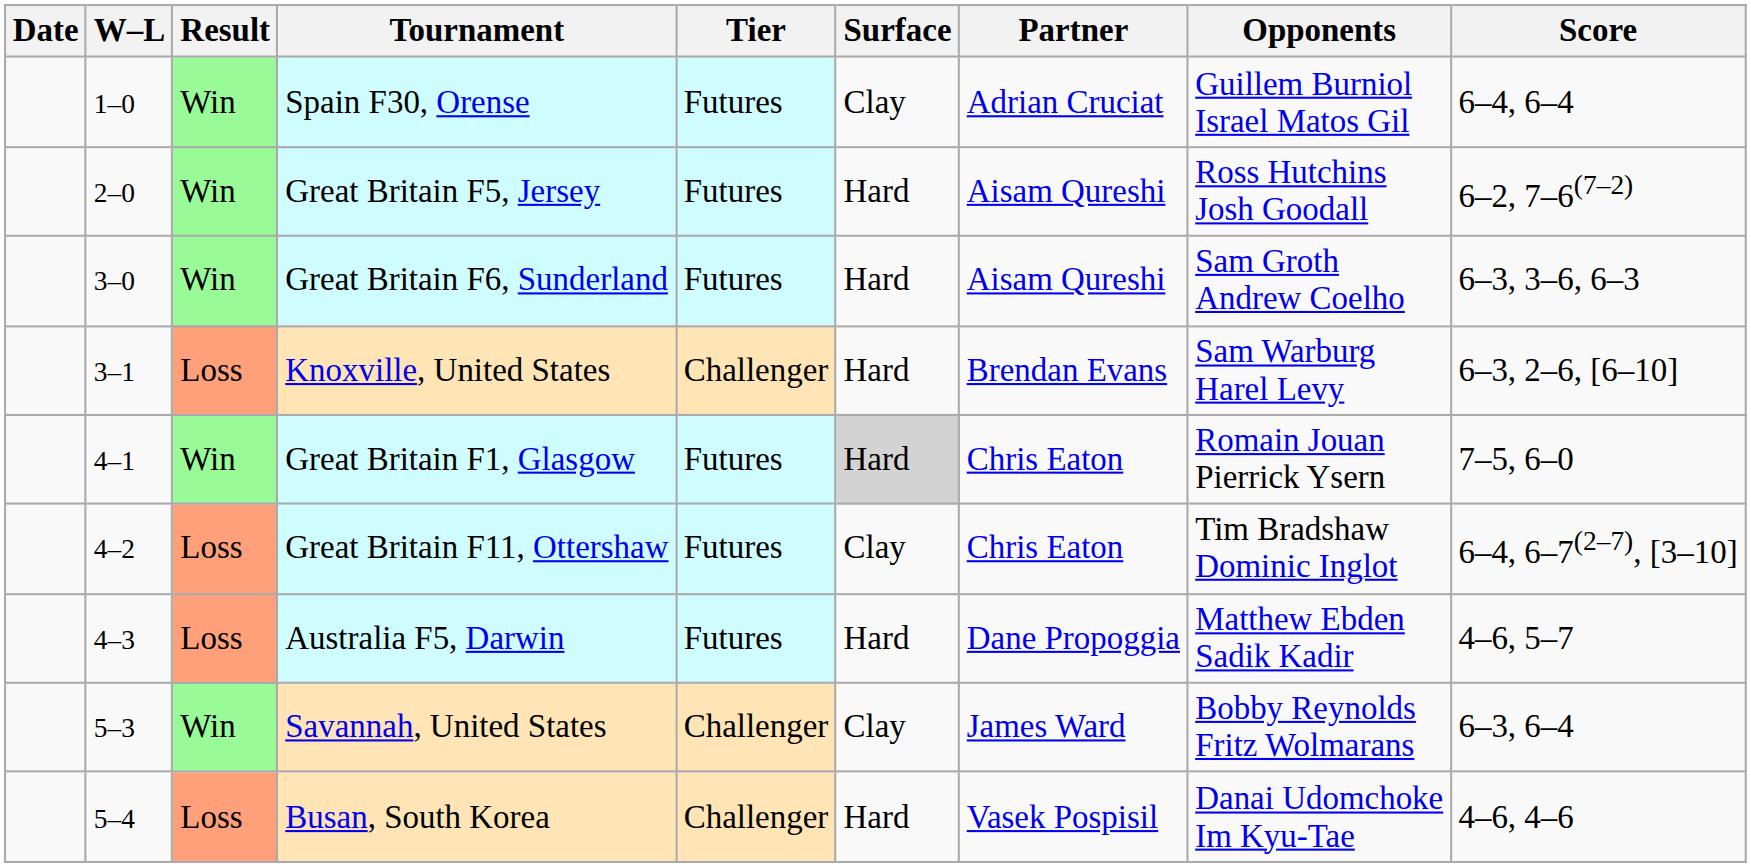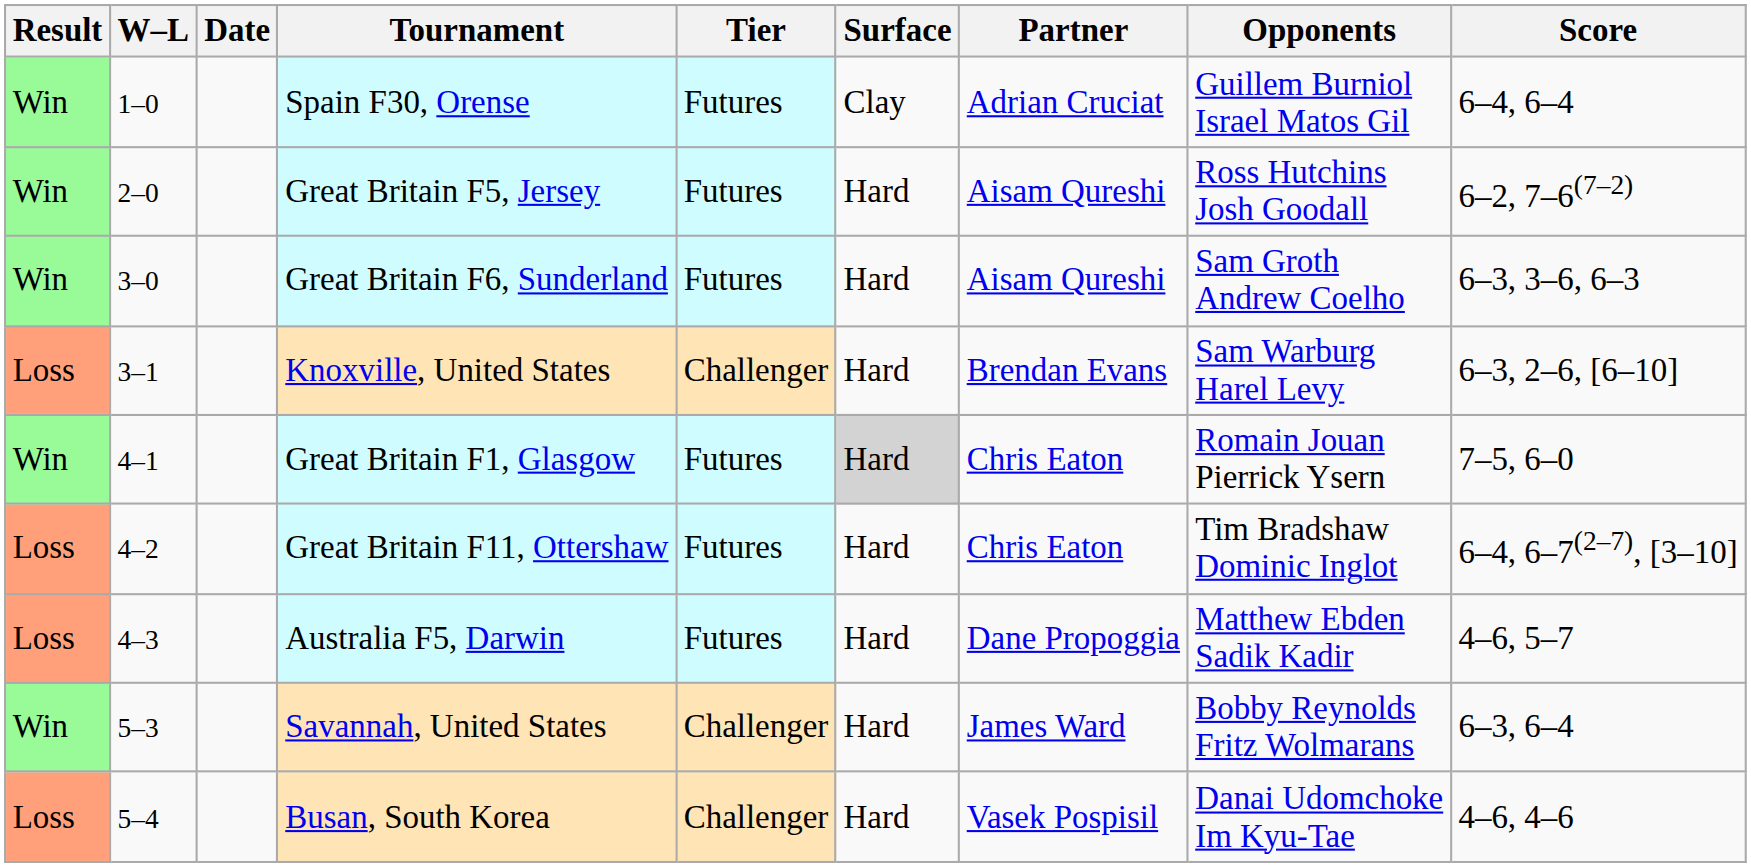columns swapped: (225, 30) <-> (46, 30)
(875, 548) Clay -> (876, 548) Hard
(875, 726) Clay -> (876, 726) Hard
